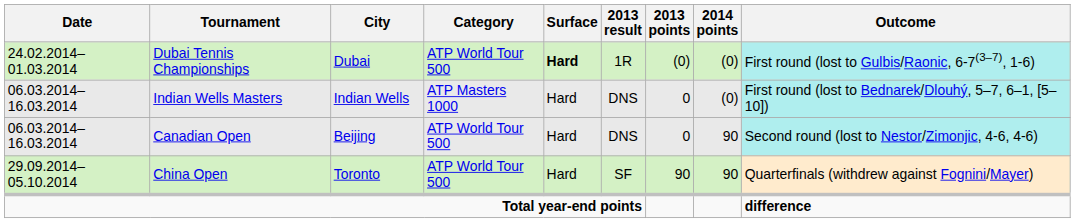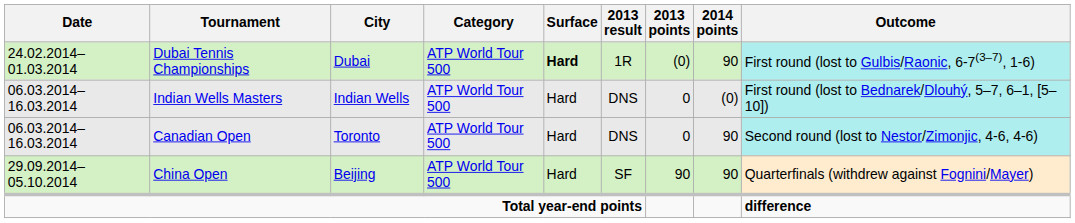(730, 61) (0) -> (731, 61) 90
(467, 98) ATP Masters 1000 -> (475, 98) ATP World Tour 500
(355, 136) Beijing -> (357, 136) Toronto
(357, 174) Toronto -> (355, 174) Beijing
